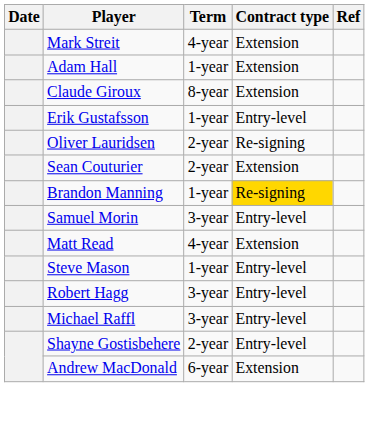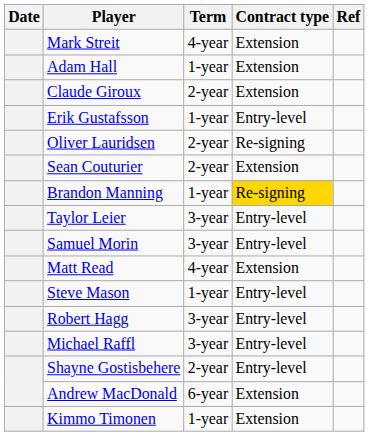(208, 92) 8-year -> (208, 92) 2-year
+ row: (86, 218)
+ row: (101, 419)
